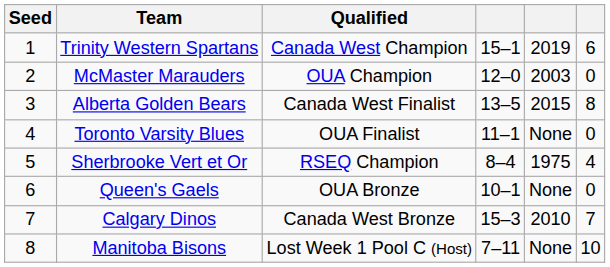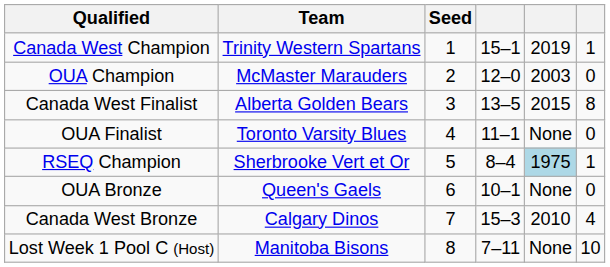columns swapped: (30, 18) <-> (369, 18)
(591, 47) 6 -> (591, 47) 1
(551, 162) no background -> (551, 162) lightblue background
(591, 162) 4 -> (591, 162) 1
(591, 219) 7 -> (591, 219) 4
